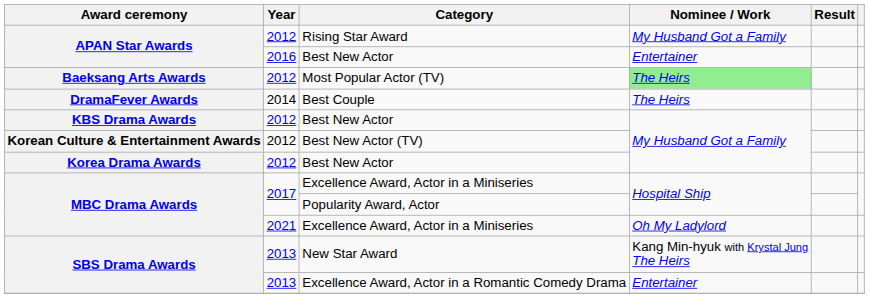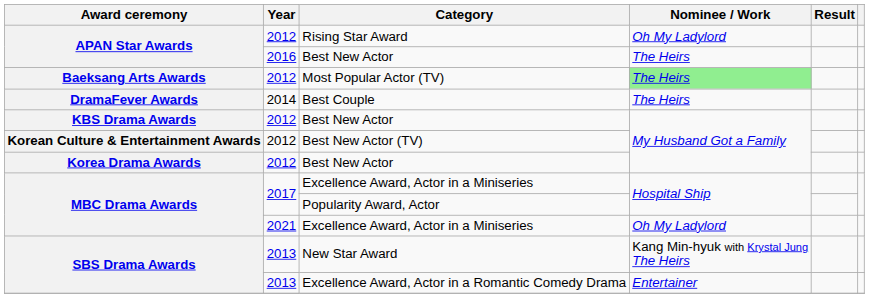(709, 36) My Husband Got a Family -> (679, 36) Oh My Ladylord
(665, 57) Entertainer -> (661, 57) The Heirs
